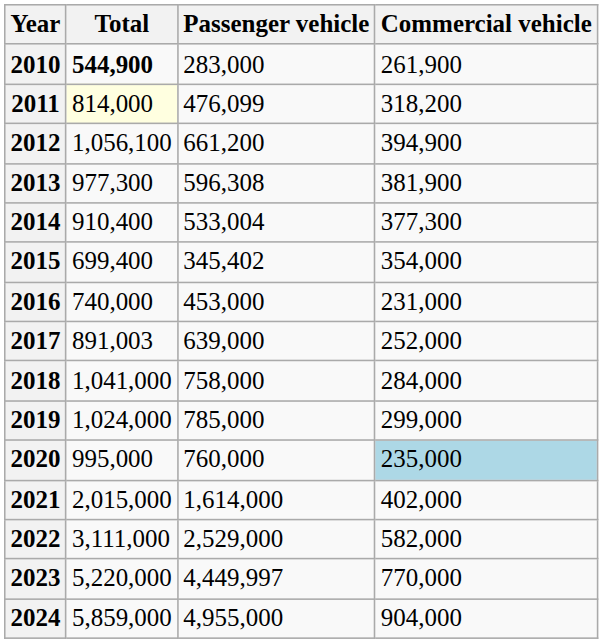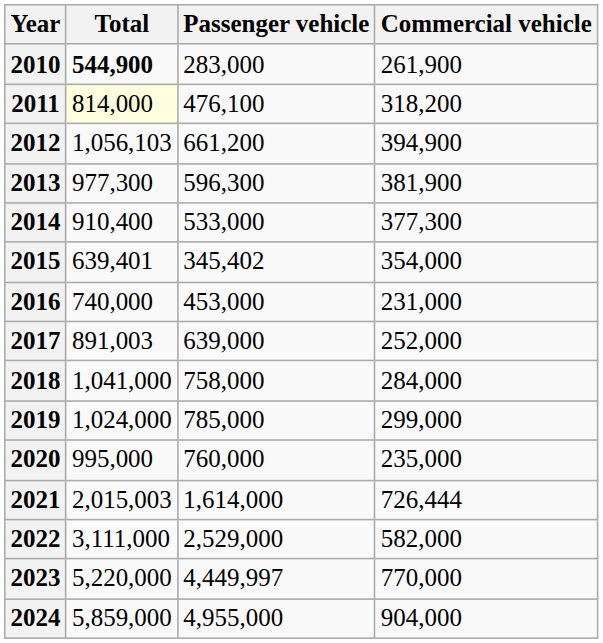(224, 103) 476,099 -> (224, 103) 476,100
(122, 143) 1,056,100 -> (122, 143) 1,056,103
(224, 182) 596,308 -> (224, 182) 596,300
(224, 222) 533,004 -> (224, 222) 533,000
(113, 261) 699,400 -> (113, 261) 639,401
(421, 459) lightblue background -> (421, 459) no background
(122, 499) 2,015,000 -> (122, 499) 2,015,003
(421, 499) 402,000 -> (421, 499) 726,444
